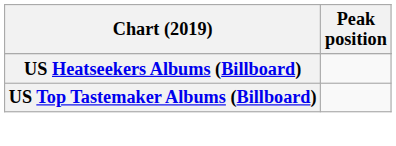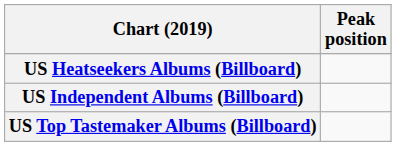+ row: (163, 97)
